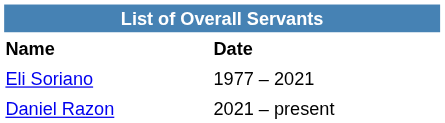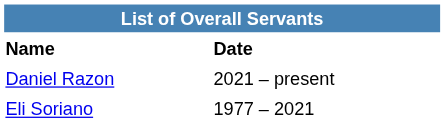rows swapped: (49, 79) <-> (60, 110)
